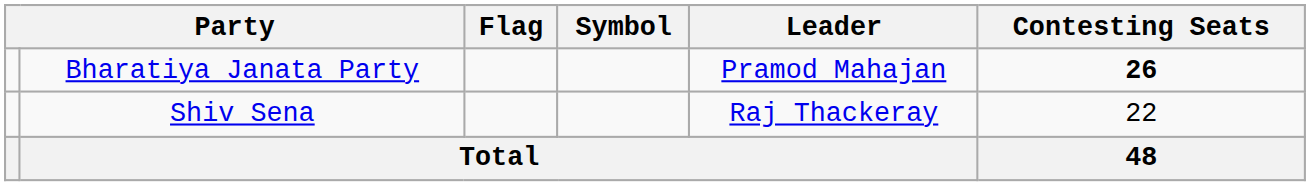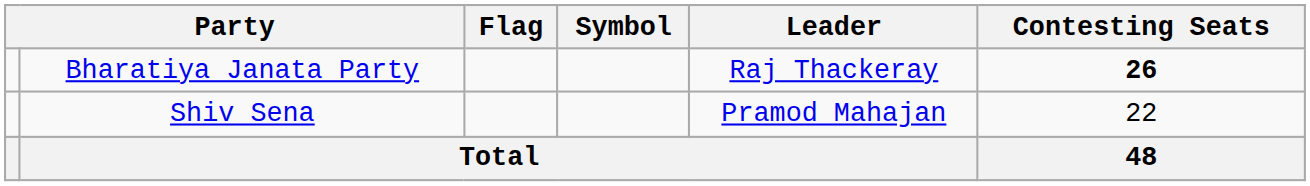(834, 70) Pramod Mahajan -> (834, 70) Raj Thackeray
(834, 114) Raj Thackeray -> (834, 114) Pramod Mahajan
